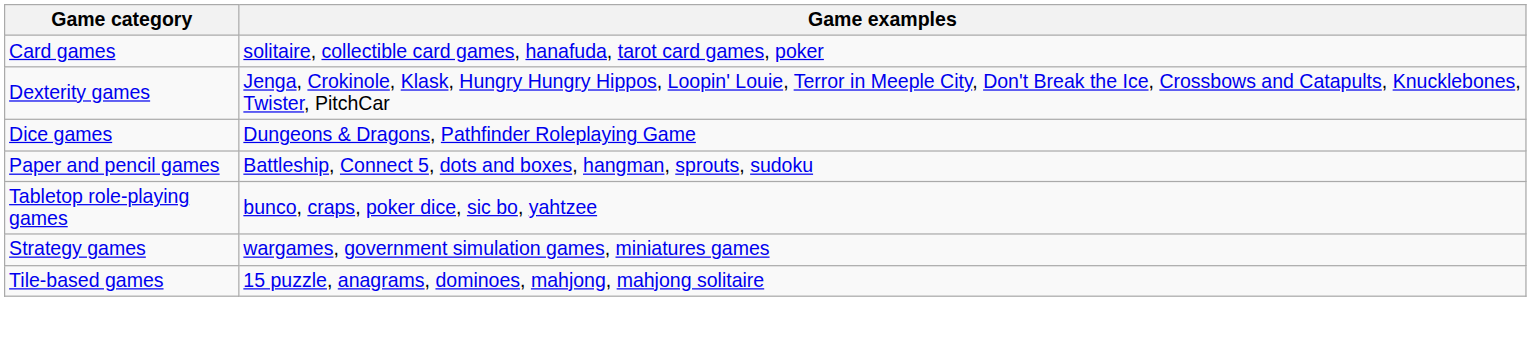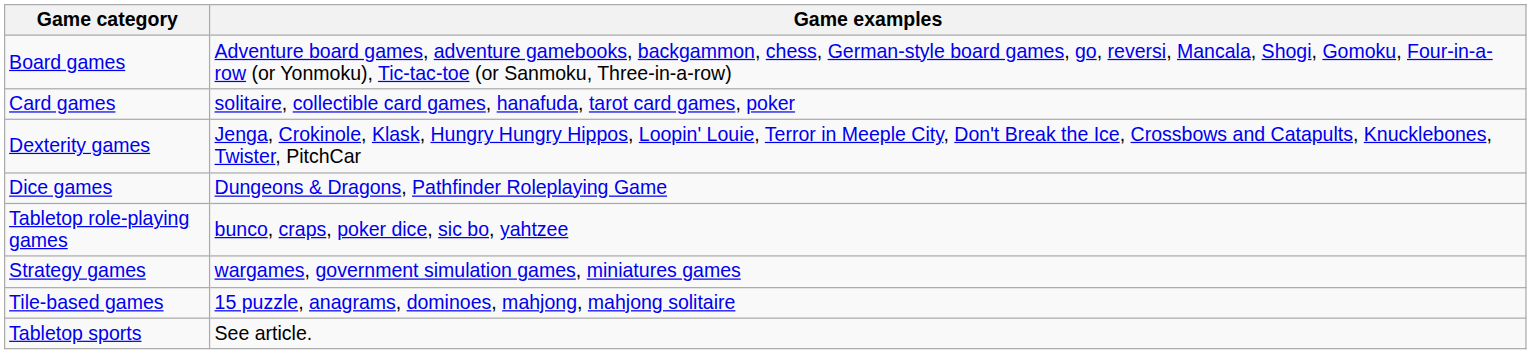+ row: (67, 61)
- row: (114, 165)
+ row: (75, 333)
